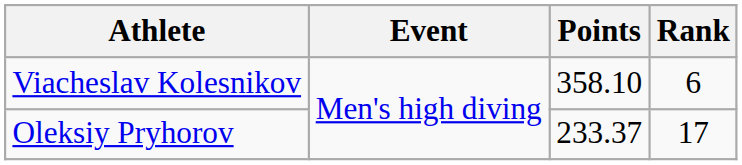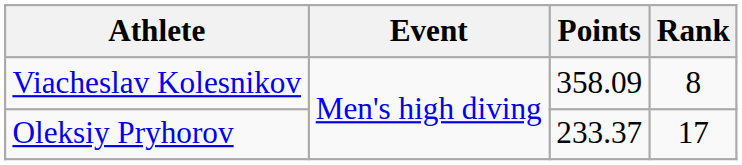(599, 82) 358.10 -> (599, 82) 358.09
(693, 82) 6 -> (693, 82) 8
